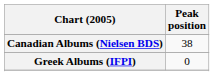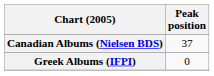(187, 43) 38 -> (187, 43) 37
